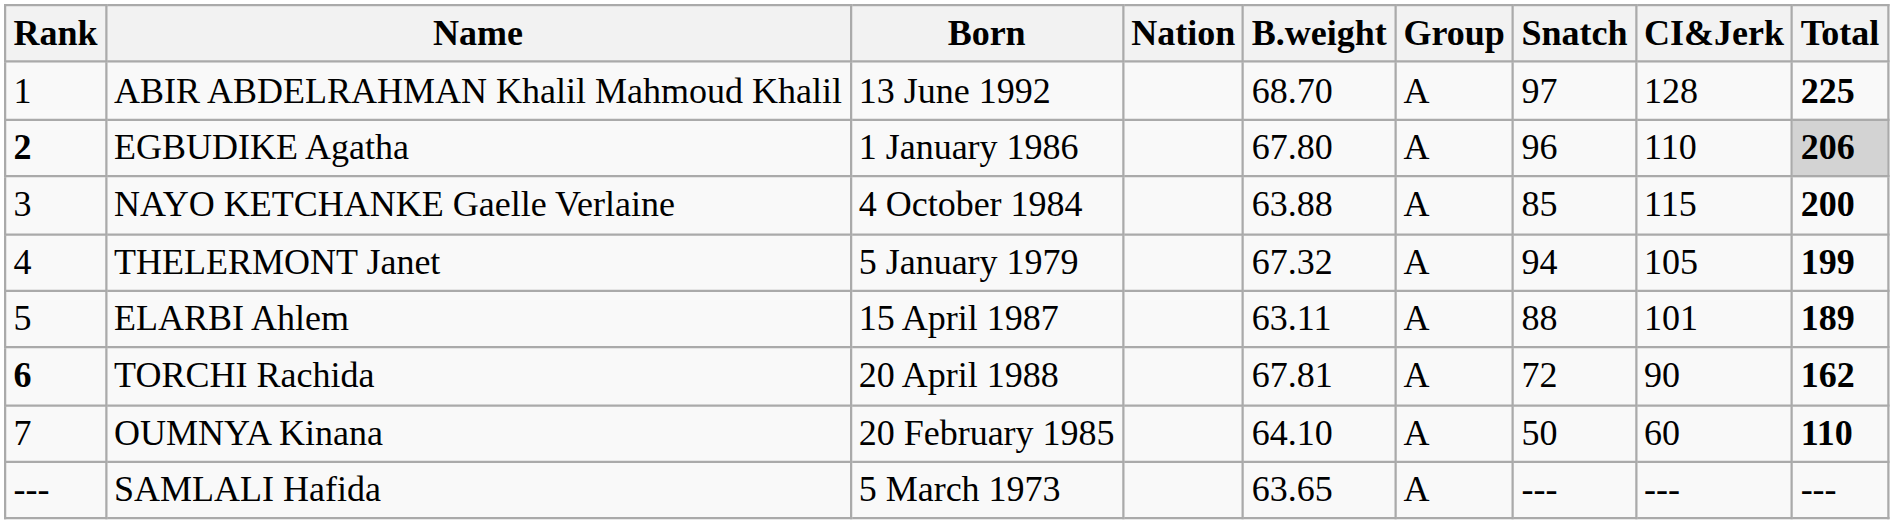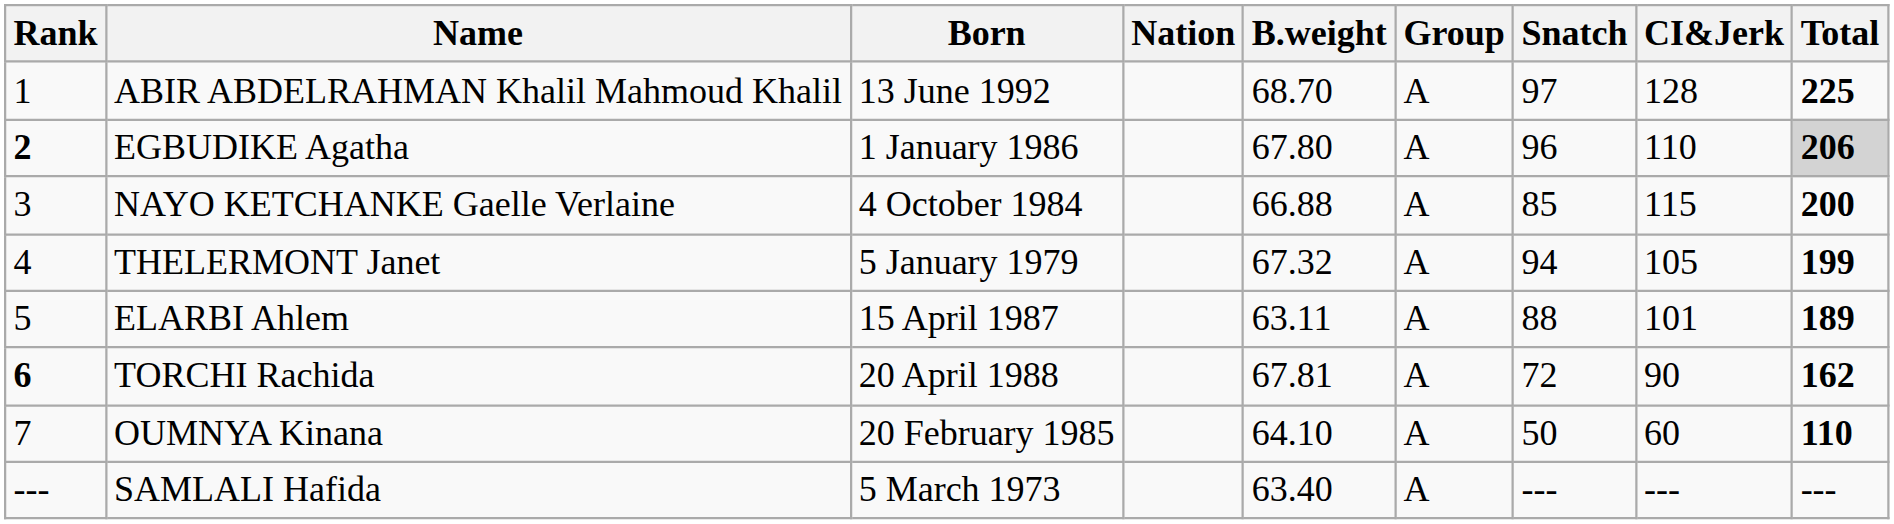(1292, 204) 63.88 -> (1292, 204) 66.88
(1292, 489) 63.65 -> (1292, 489) 63.40
